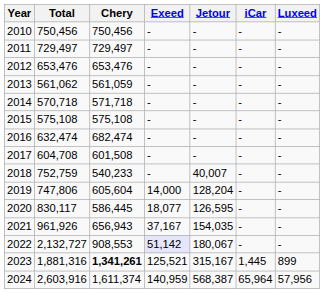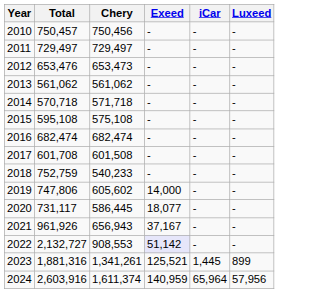- column: (213, 13)
(57, 31) 750,456 -> (57, 31) 750,457
(112, 66) 653,476 -> (112, 66) 653,473
(112, 84) 561,059 -> (112, 84) 561,062
(57, 119) 575,108 -> (57, 119) 595,108
(57, 137) 632,474 -> (57, 137) 682,474
(57, 155) 604,708 -> (57, 155) 601,708
(112, 191) 605,604 -> (112, 191) 605,602
(57, 208) 830,117 -> (57, 208) 731,117
(117, 262) bold -> (117, 262) normal
